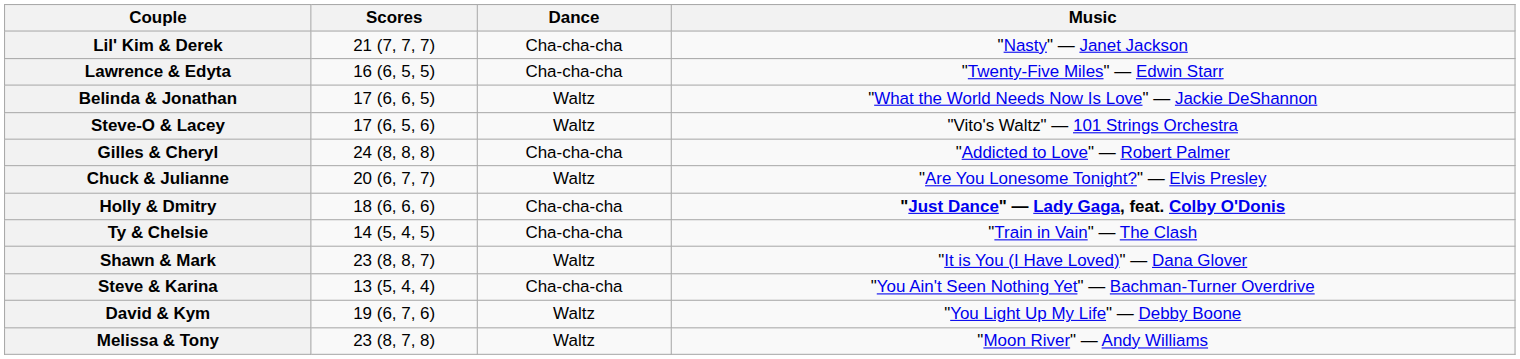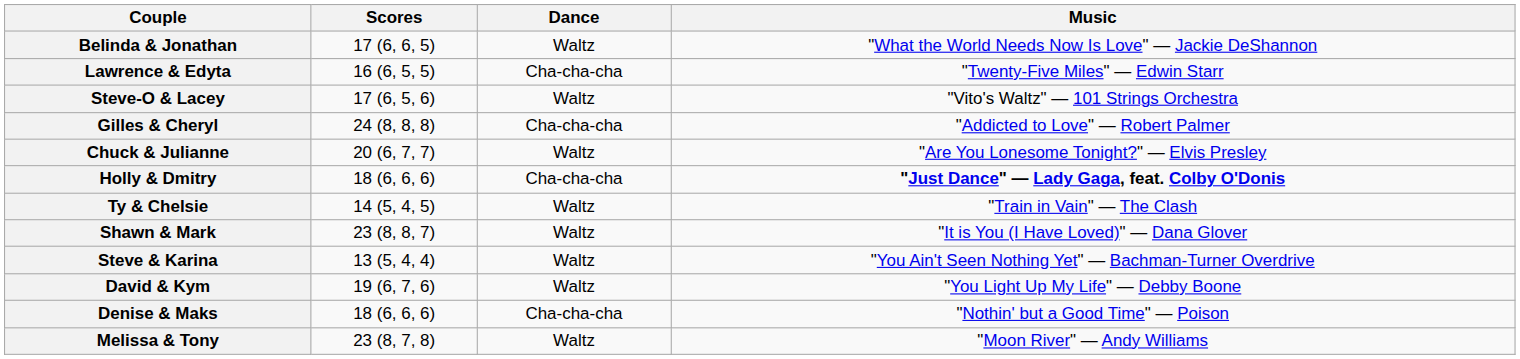- row: (158, 44)
rows swapped: (158, 98) <-> (158, 71)
(574, 233) Cha-cha-cha -> (574, 206) Waltz
(574, 286) Cha-cha-cha -> (574, 260) Waltz
+ row: (158, 313)
